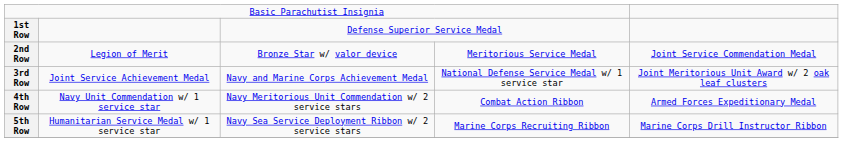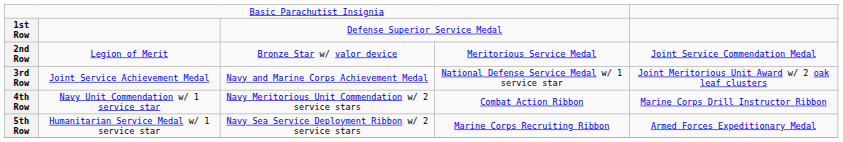(734, 102) Armed Forces Expeditionary Medal -> (734, 102) Marine Corps Drill Instructor Ribbon
(734, 126) Marine Corps Drill Instructor Ribbon -> (734, 126) Armed Forces Expeditionary Medal
